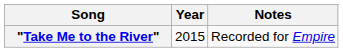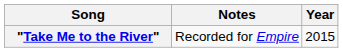columns swapped: (190, 15) <-> (273, 15)
